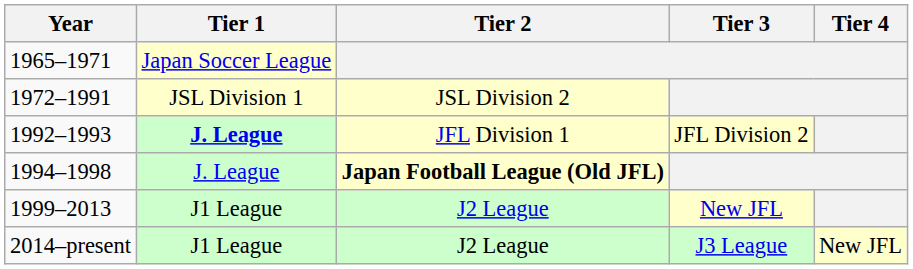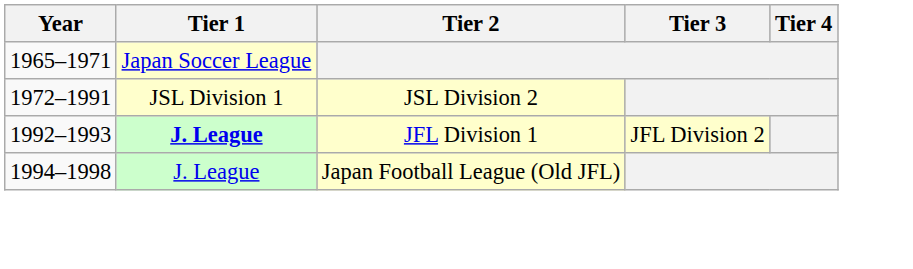(503, 171) bold -> (471, 171) normal
- row: (61, 208)
- row: (71, 245)
